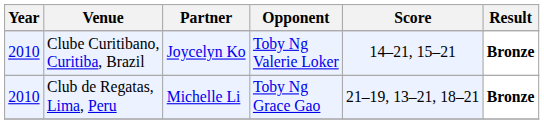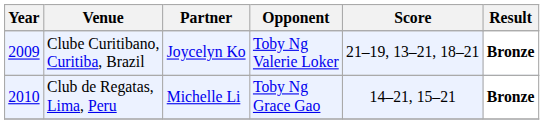(24, 52) 2010 -> (24, 52) 2009
(413, 52) 14–21, 15–21 -> (413, 52) 21–19, 13–21, 18–21
(413, 97) 21–19, 13–21, 18–21 -> (413, 97) 14–21, 15–21
